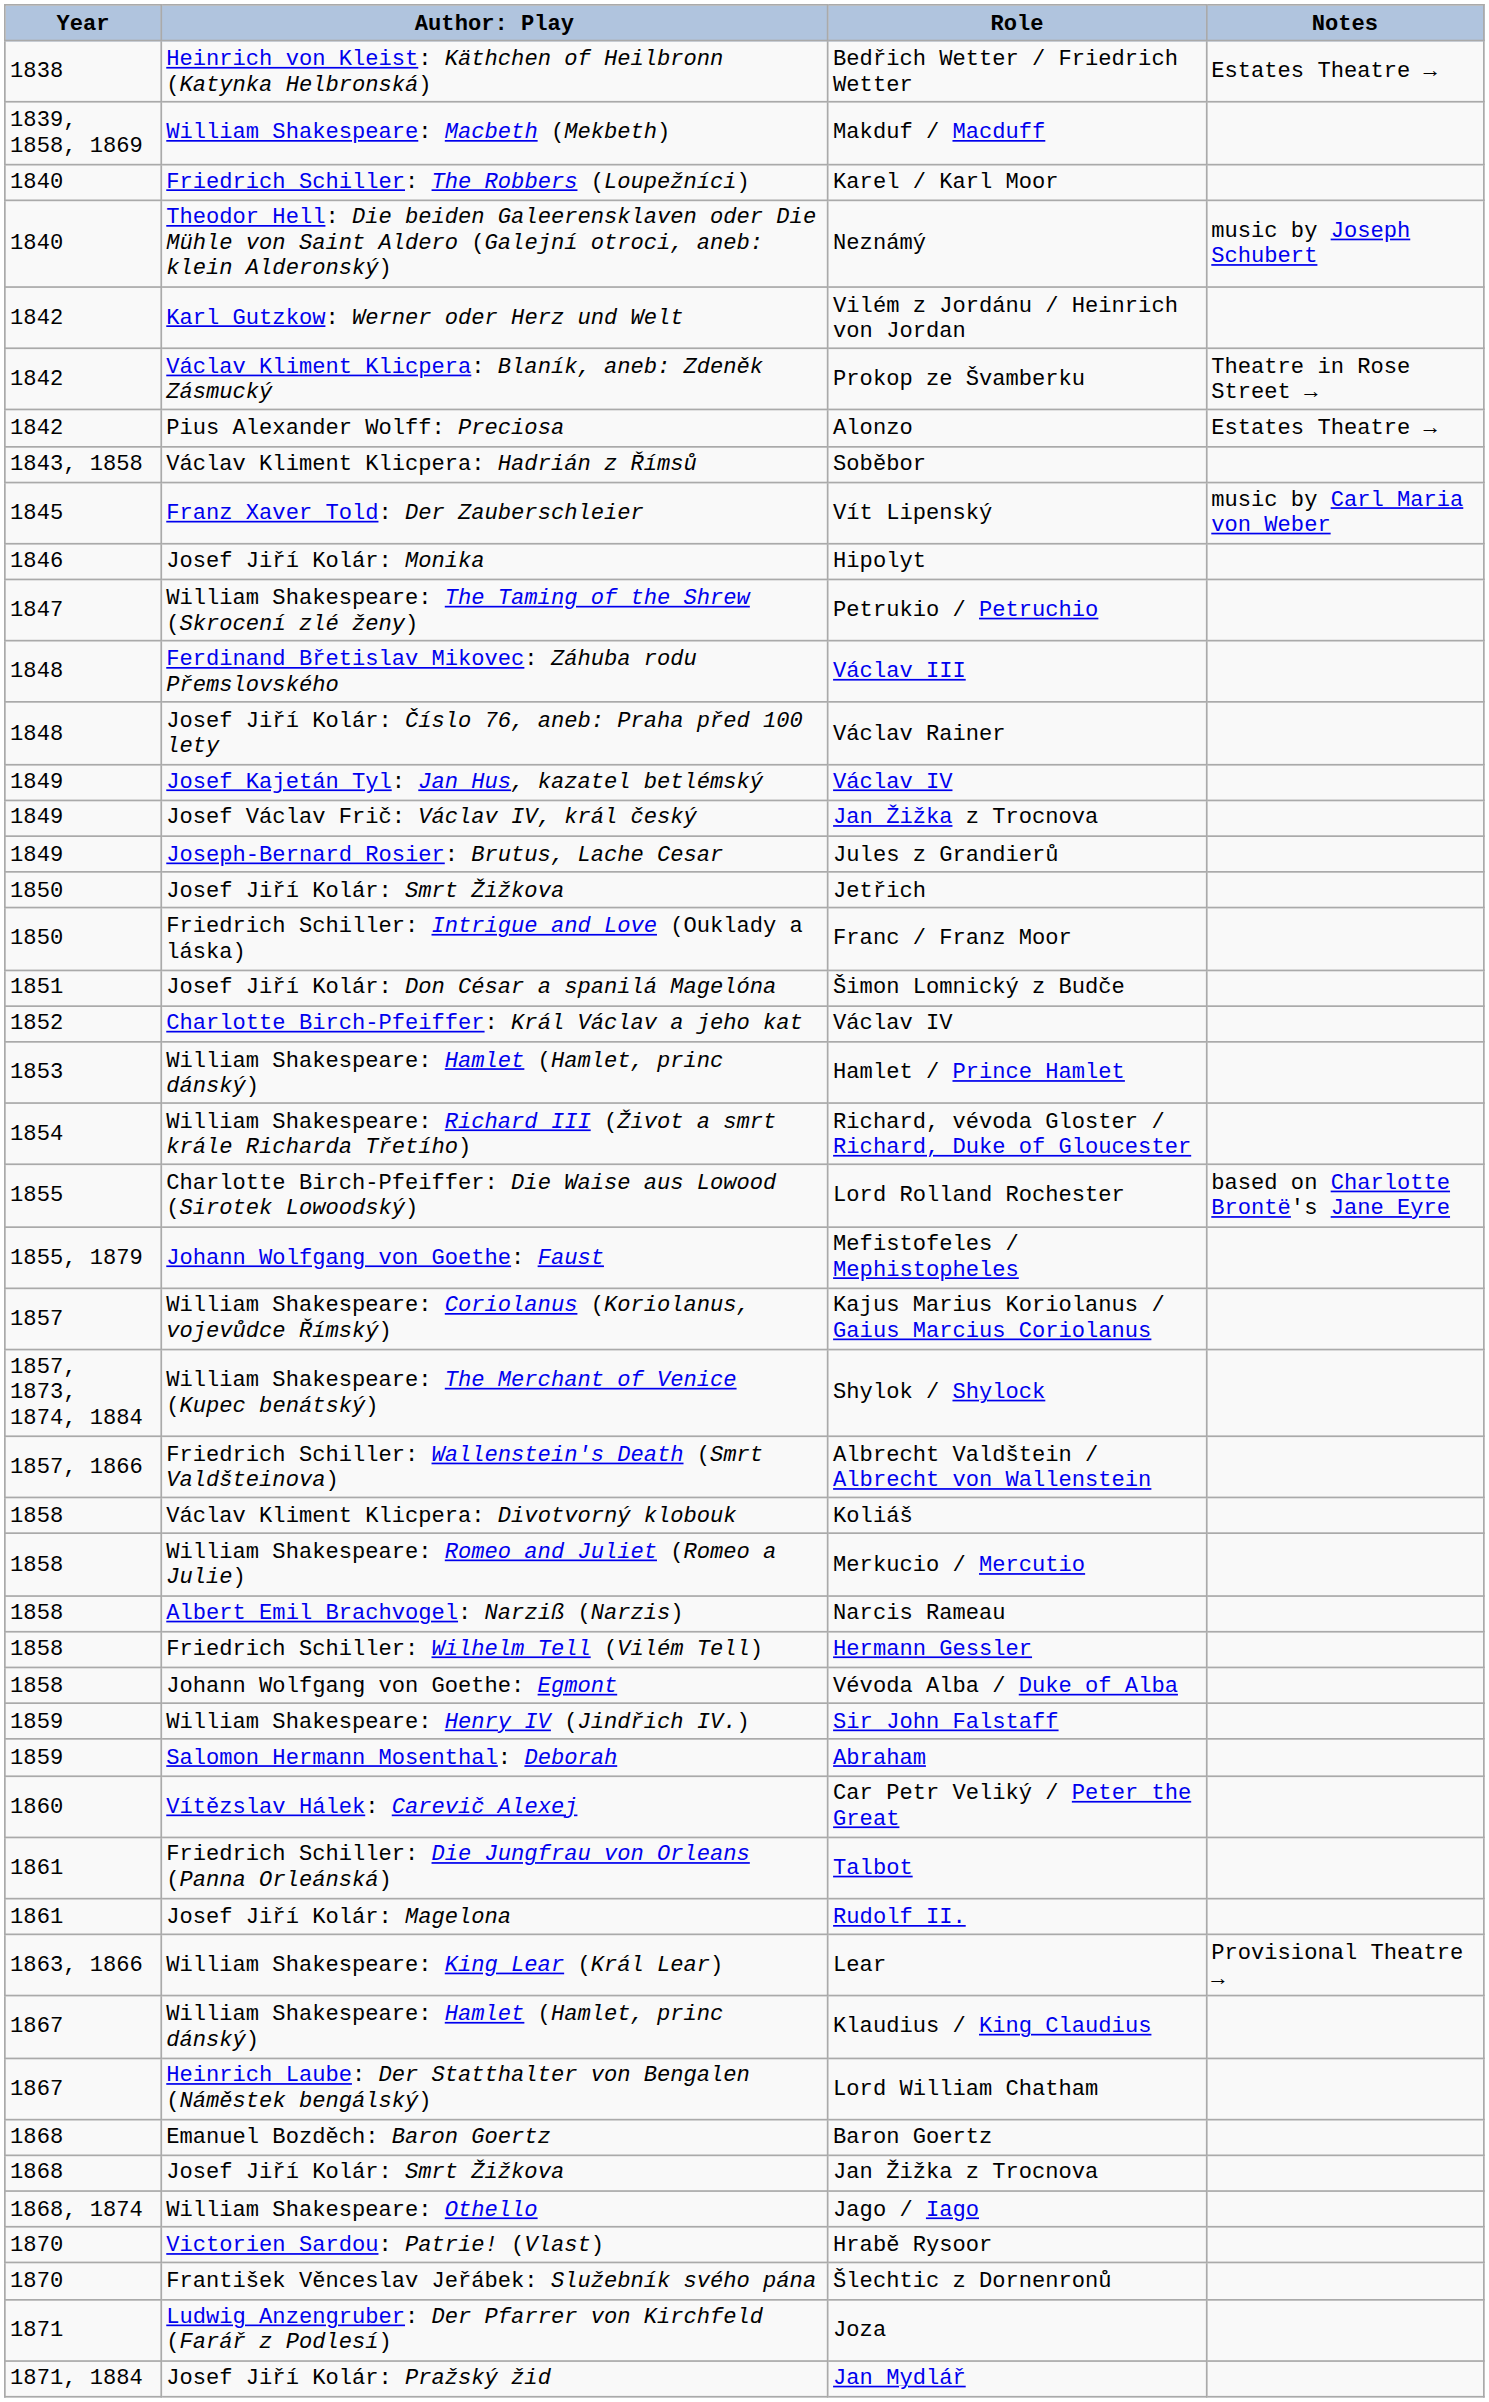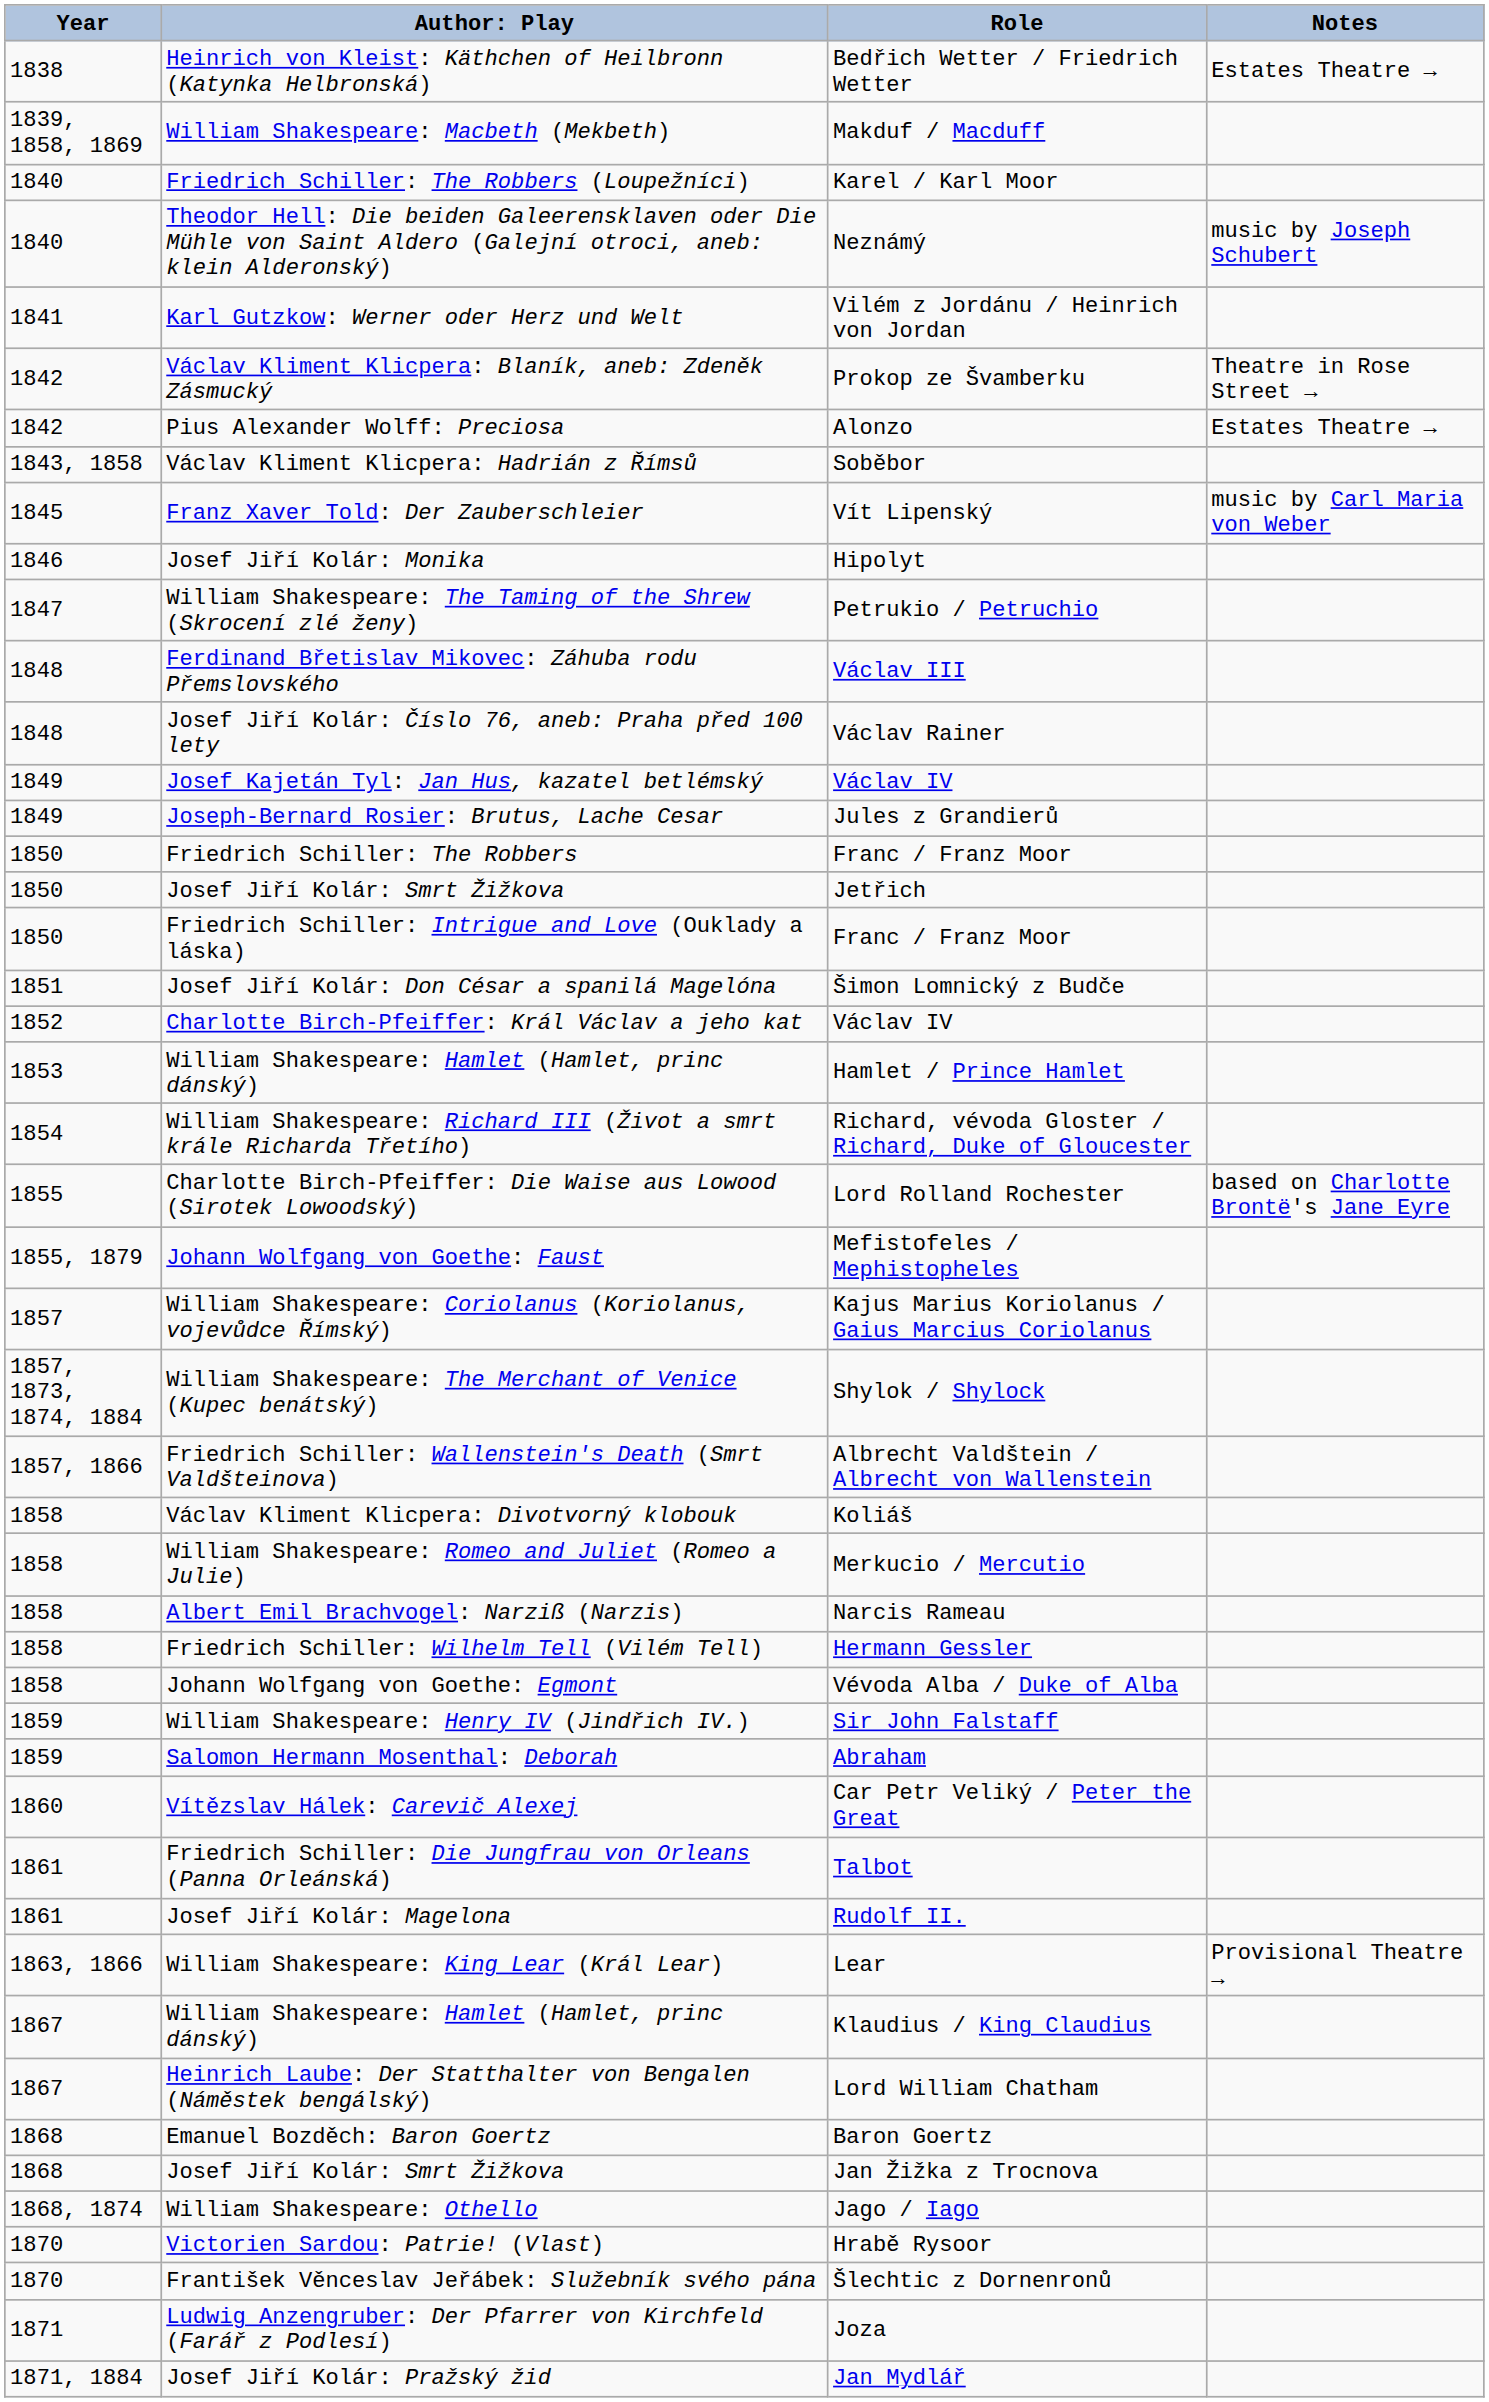(37, 318) 1842 -> (37, 318) 1841
- row: (432, 818)
+ row: (372, 854)
